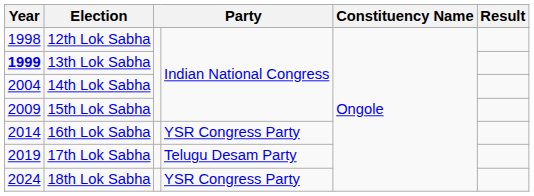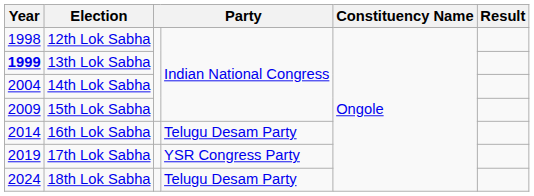(232, 132) YSR Congress Party -> (230, 132) Telugu Desam Party
(230, 156) Telugu Desam Party -> (232, 156) YSR Congress Party
(232, 179) YSR Congress Party -> (230, 179) Telugu Desam Party
